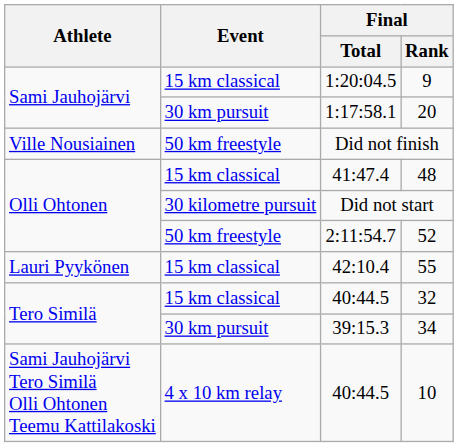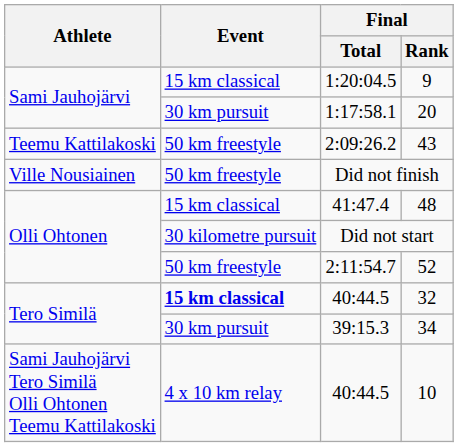+ row: (427, 143)
- row: (427, 267)
(222, 298) normal -> (224, 298) bold
